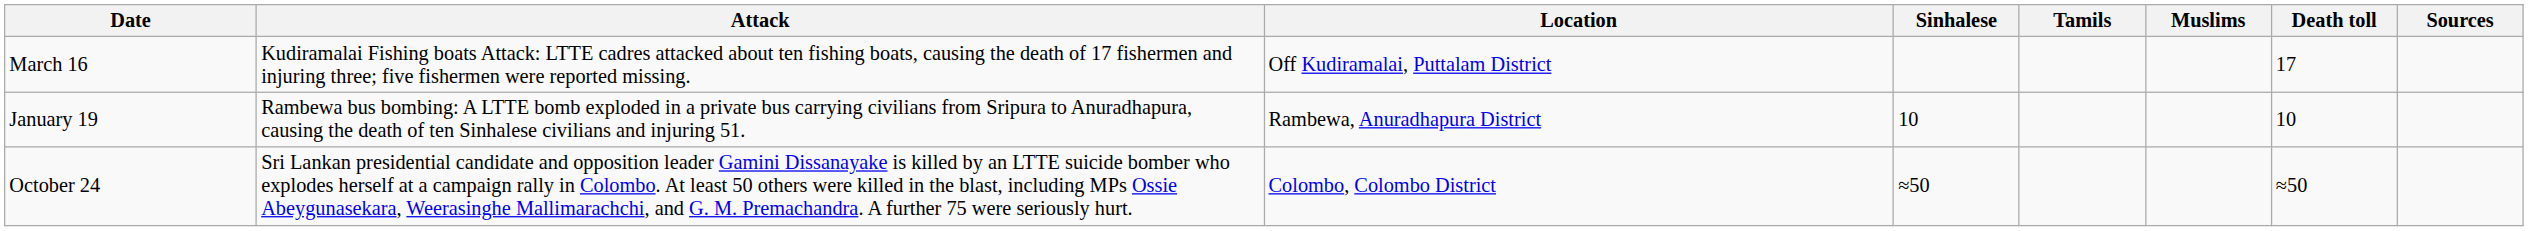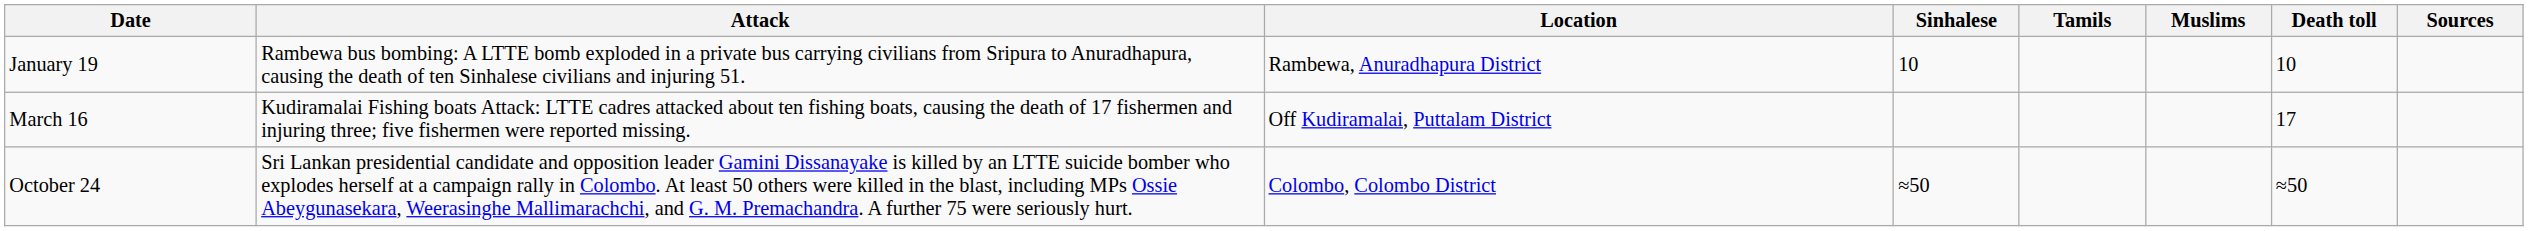rows swapped: (54, 119) <-> (49, 64)
